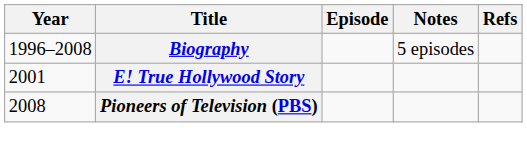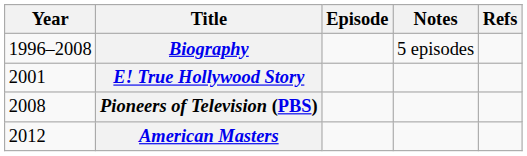+ row: (209, 135)
